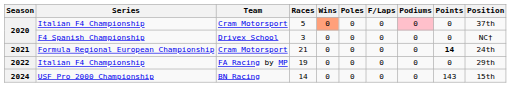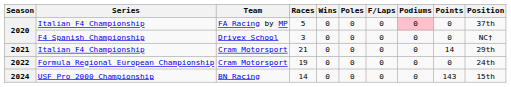(253, 23) Cram Motorsport -> (253, 23) FA Racing by MP
(328, 23) lightsalmon background -> (328, 23) no background
(126, 49) Formula Regional European Championship -> (91, 49) Italian F4 Championship
(449, 49) bold -> (449, 49) normal
(486, 49) 24th -> (486, 49) 29th
(91, 62) Italian F4 Championship -> (126, 62) Formula Regional European Championship
(253, 62) FA Racing by MP -> (253, 62) Cram Motorsport
(486, 62) 29th -> (486, 62) 24th
